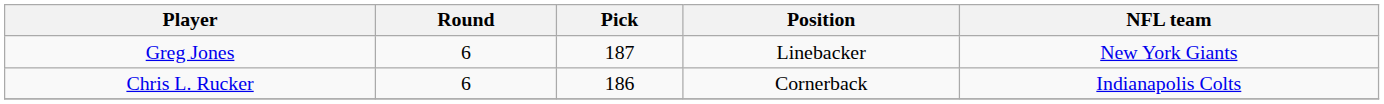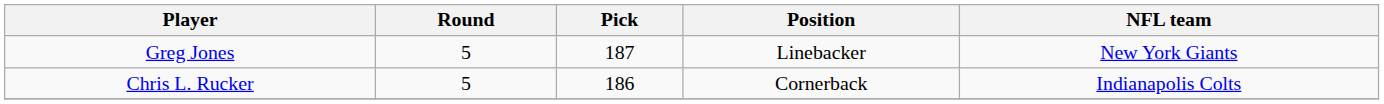(466, 51) 6 -> (466, 51) 5
(466, 83) 6 -> (466, 83) 5
